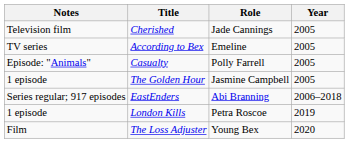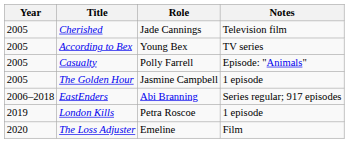columns swapped: (318, 12) <-> (66, 12)
(229, 46) Emeline -> (164, 46) Young Bex
(235, 130) Young Bex -> (158, 130) Emeline
